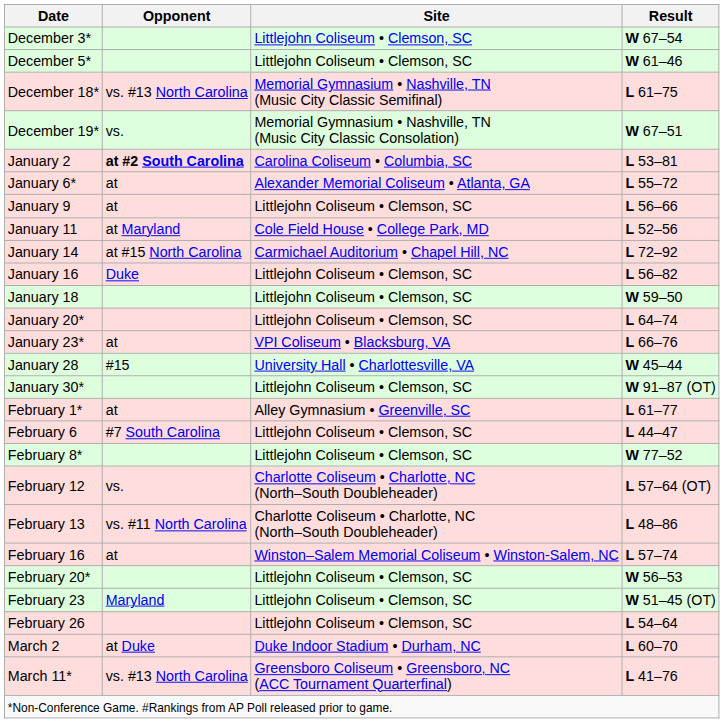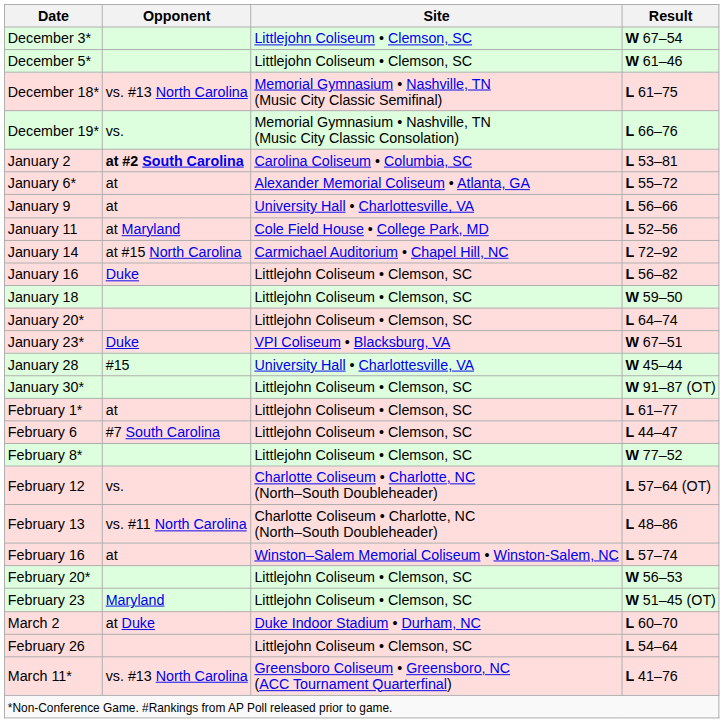(654, 130) W 67–51 -> (652, 130) L 66–76
(363, 206) Littlejohn Coliseum • Clemson, SC -> (364, 206) University Hall • Charlottesville, VA
(112, 342) at -> (122, 342) Duke
(652, 342) L 66–76 -> (654, 342) W 67–51
(362, 410) Alley Gymnasium • Greenville, SC -> (363, 410) Littlejohn Coliseum • Clemson, SC
rows swapped: (46, 623) <-> (34, 645)
